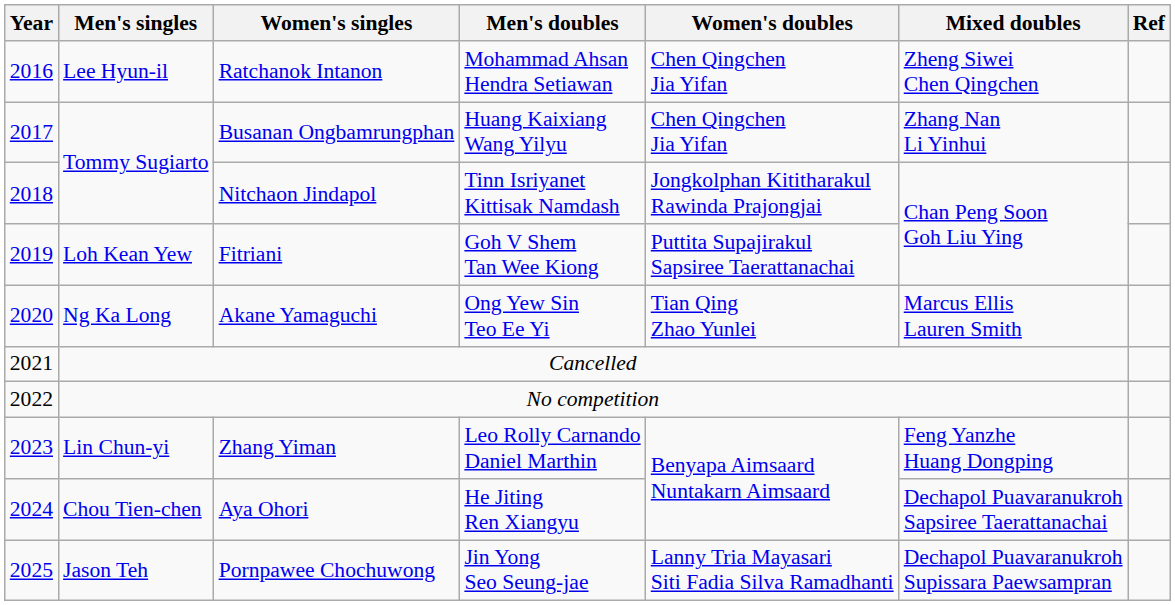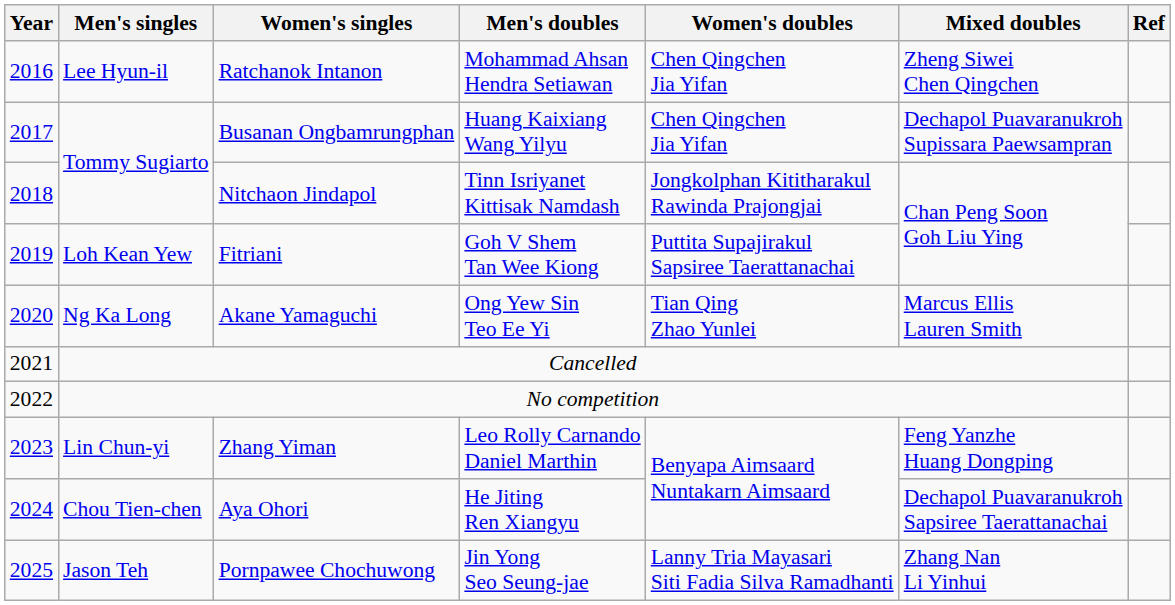(952, 132) Zhang Nan Li Yinhui -> (1013, 132) Dechapol Puavaranukroh Supissara Paewsampran
(1013, 570) Dechapol Puavaranukroh Supissara Paewsampran -> (952, 570) Zhang Nan Li Yinhui
